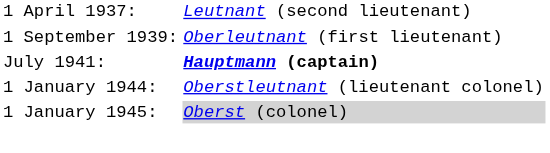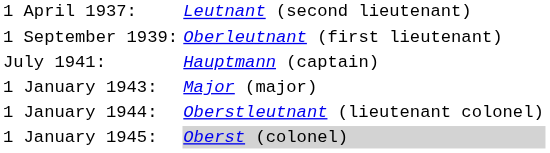(281, 62) bold -> (281, 62) normal
+ row: (80, 87)
